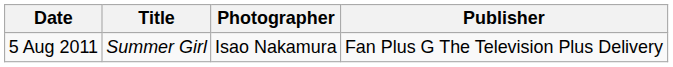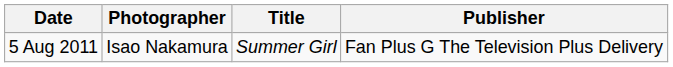columns swapped: (157, 18) <-> (276, 18)
